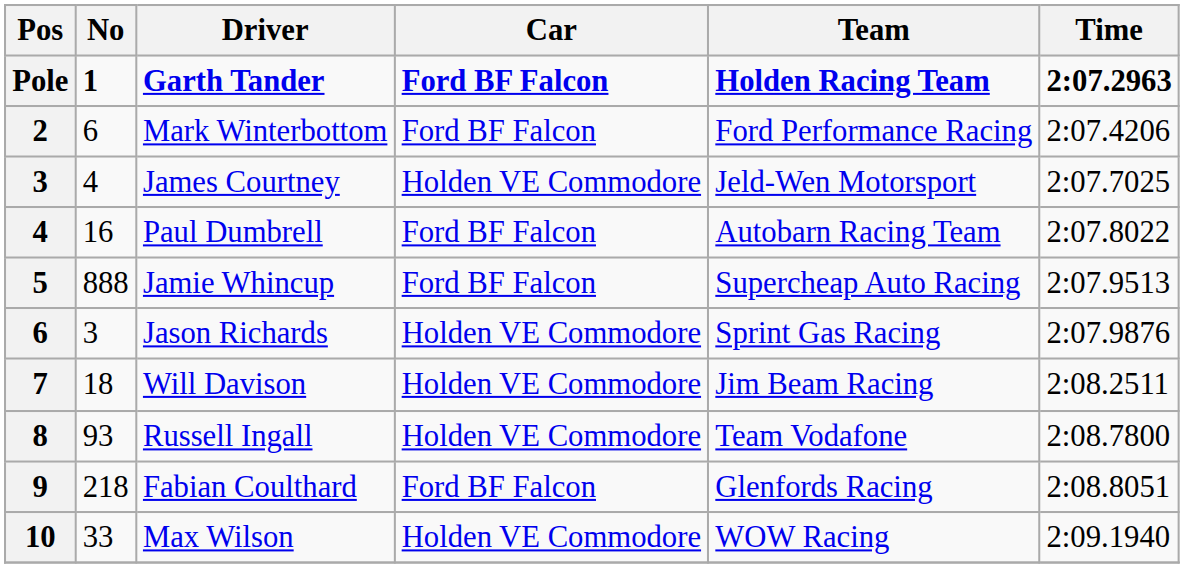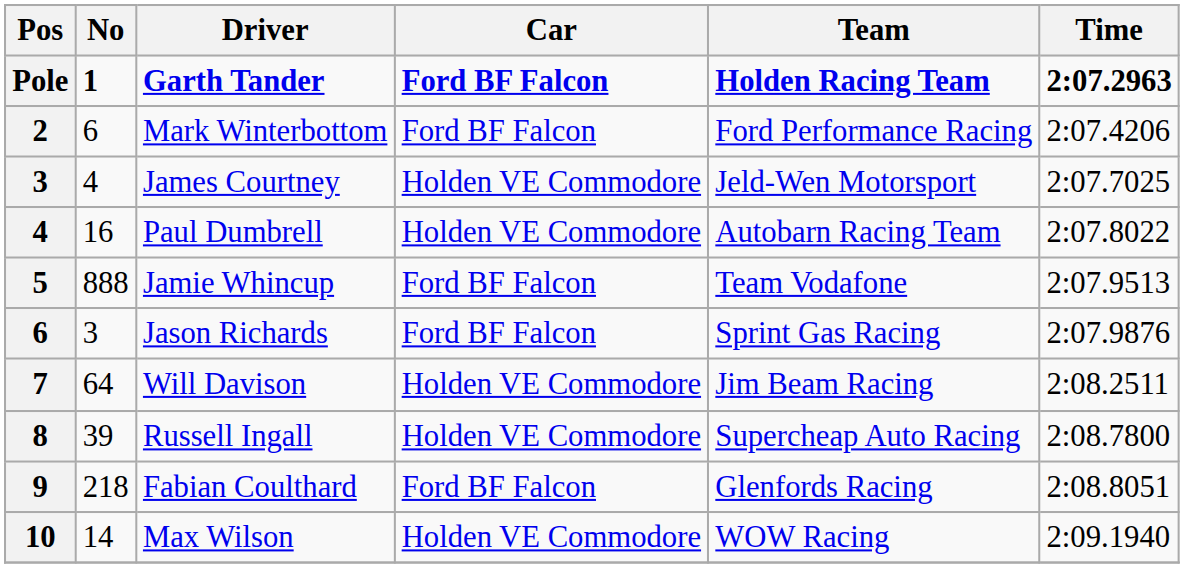(499, 232) Ford BF Falcon -> (551, 232) Holden VE Commodore
(868, 283) Supercheap Auto Racing -> (811, 283) Team Vodafone
(551, 333) Holden VE Commodore -> (499, 333) Ford BF Falcon
(98, 384) 18 -> (98, 384) 64
(98, 435) 93 -> (98, 435) 39
(811, 435) Team Vodafone -> (868, 435) Supercheap Auto Racing
(98, 536) 33 -> (98, 536) 14
